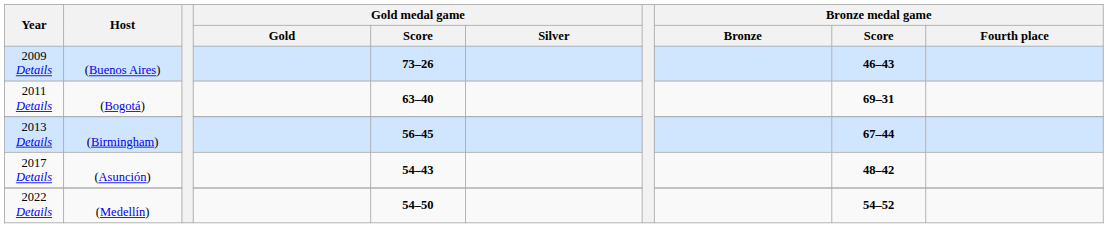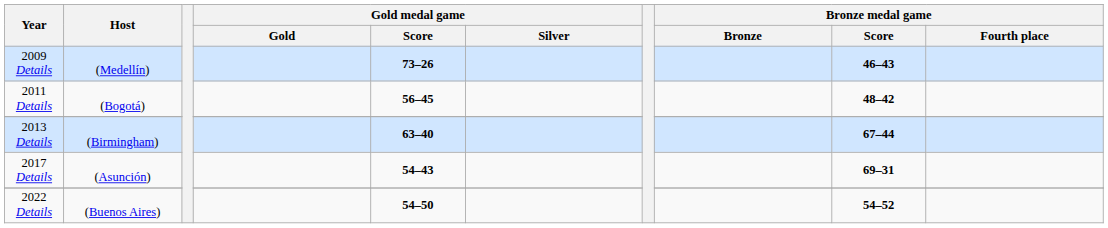(123, 71) (Buenos Aires) -> (123, 71) (Medellín)
(418, 99) 63–40 -> (418, 99) 56–45
(879, 99) 69–31 -> (879, 99) 48–42
(418, 134) 56–45 -> (418, 134) 63–40
(879, 170) 48–42 -> (879, 170) 69–31
(123, 213) (Medellín) -> (123, 213) (Buenos Aires)
